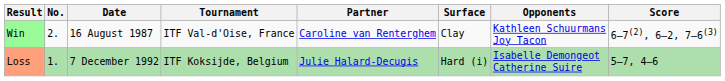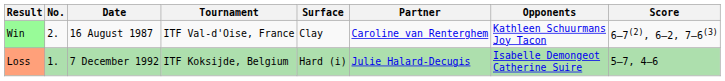columns swapped: (464, 12) <-> (368, 12)
